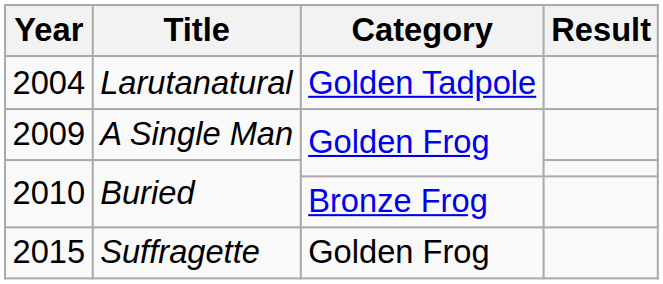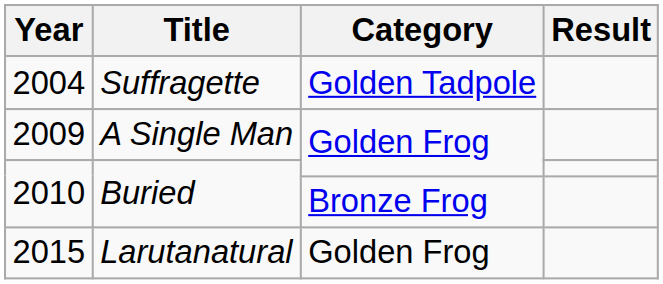(196, 82) Larutanatural -> (180, 82) Suffragette
(180, 252) Suffragette -> (196, 252) Larutanatural
